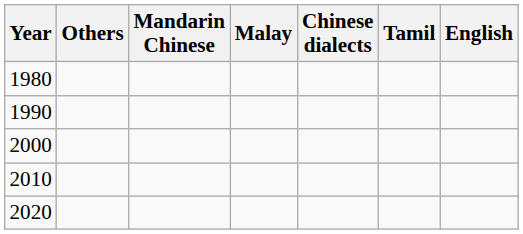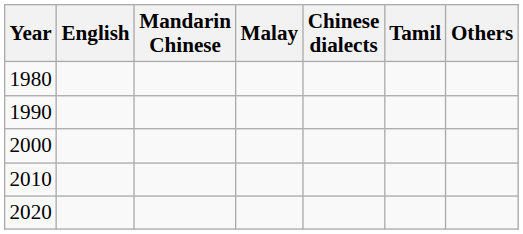columns swapped: (479, 33) <-> (93, 33)
